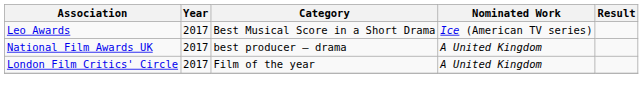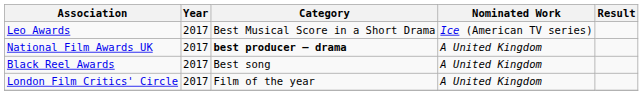(280, 47) normal -> (280, 47) bold
+ row: (61, 64)
